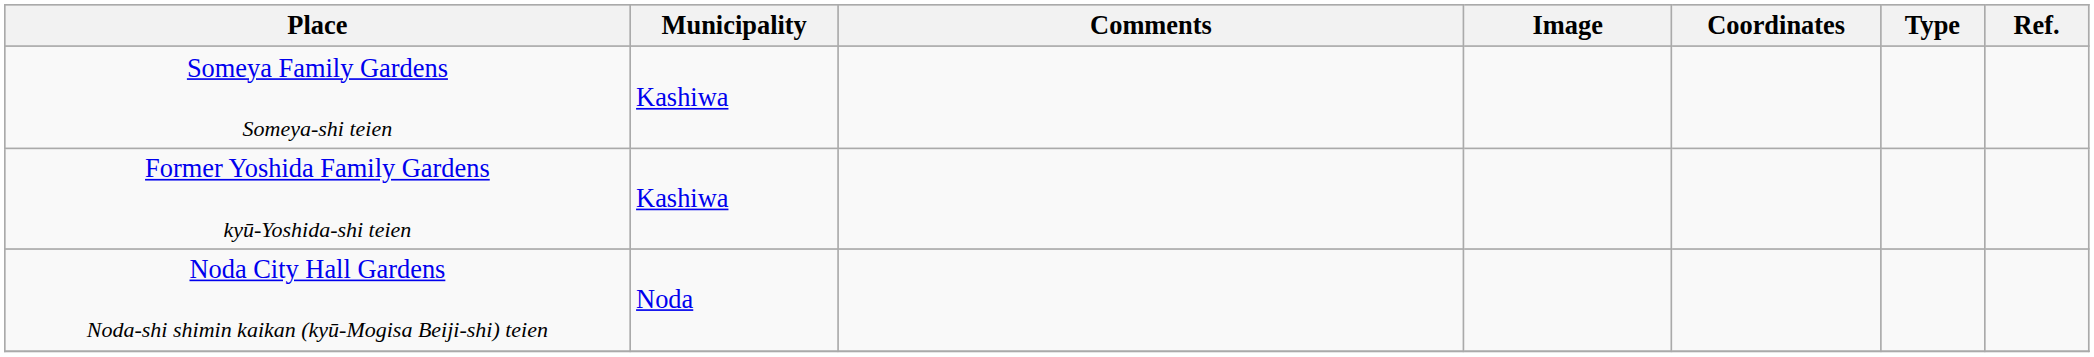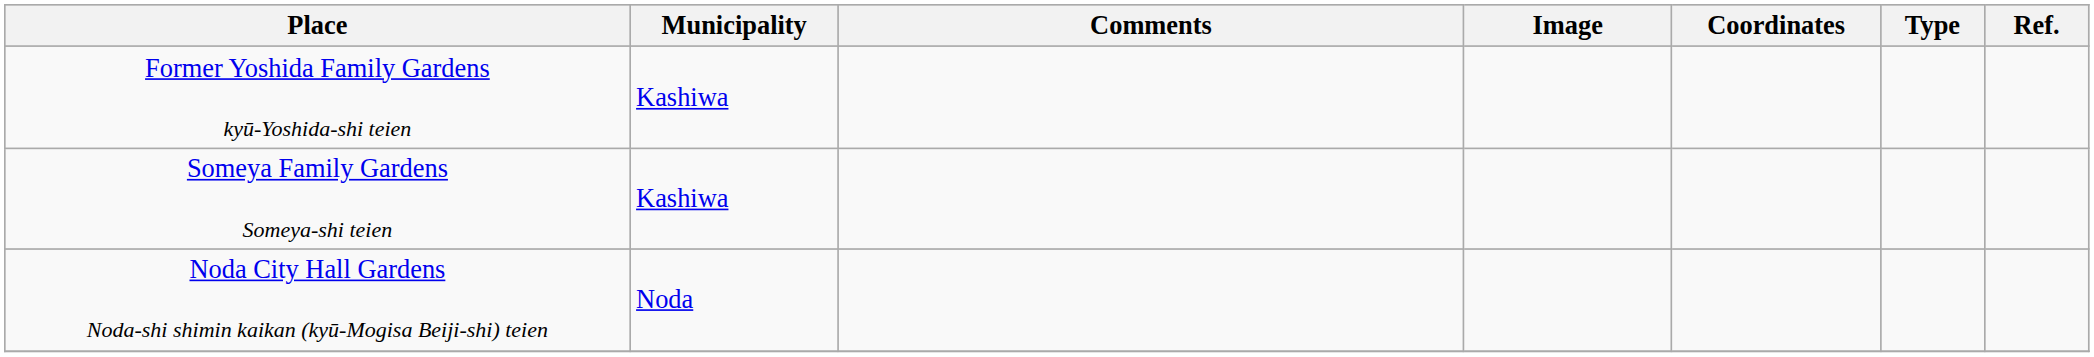rows swapped: (317, 198) <-> (317, 97)
